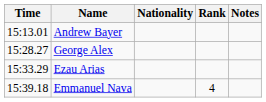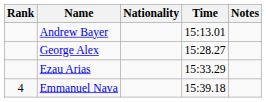columns swapped: (212, 13) <-> (28, 13)
